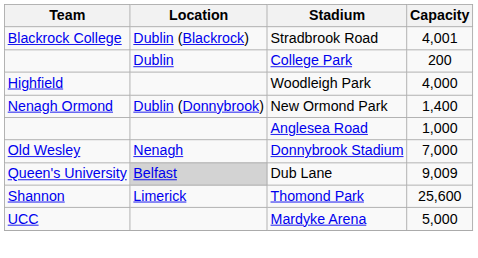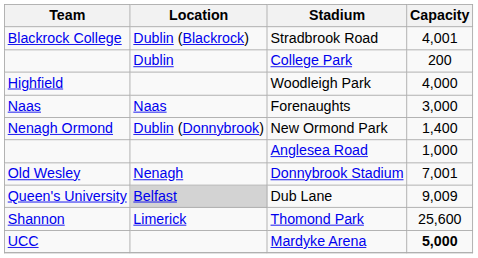+ row: (311, 106)
(440, 151) 7,000 -> (440, 173) 7,001
(440, 219) normal -> (440, 241) bold
